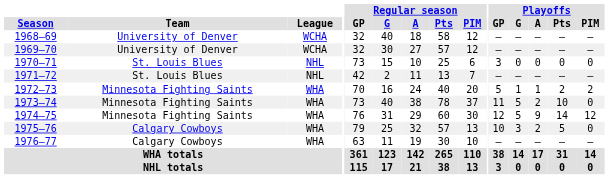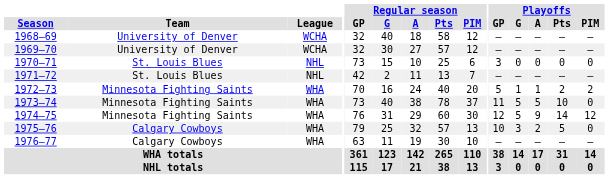(538, 102) 2 -> (538, 102) 5
